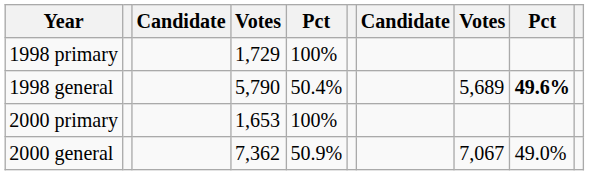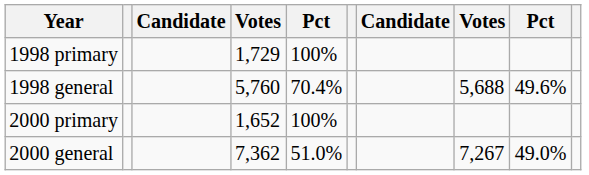(258, 87) 5,790 -> (258, 87) 5,760
(316, 87) 50.4% -> (316, 87) 70.4%
(482, 87) 5,689 -> (482, 87) 5,688
(542, 87) bold -> (541, 87) normal
(258, 120) 1,653 -> (258, 120) 1,652
(316, 153) 50.9% -> (316, 153) 51.0%
(482, 153) 7,067 -> (482, 153) 7,267
